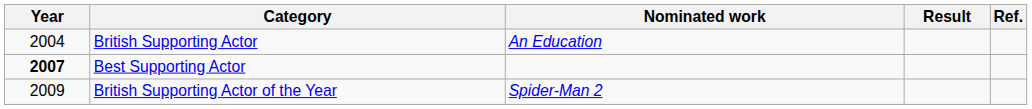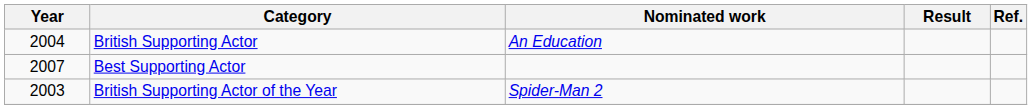(47, 66) bold -> (47, 66) normal
(47, 91) 2009 -> (47, 91) 2003
